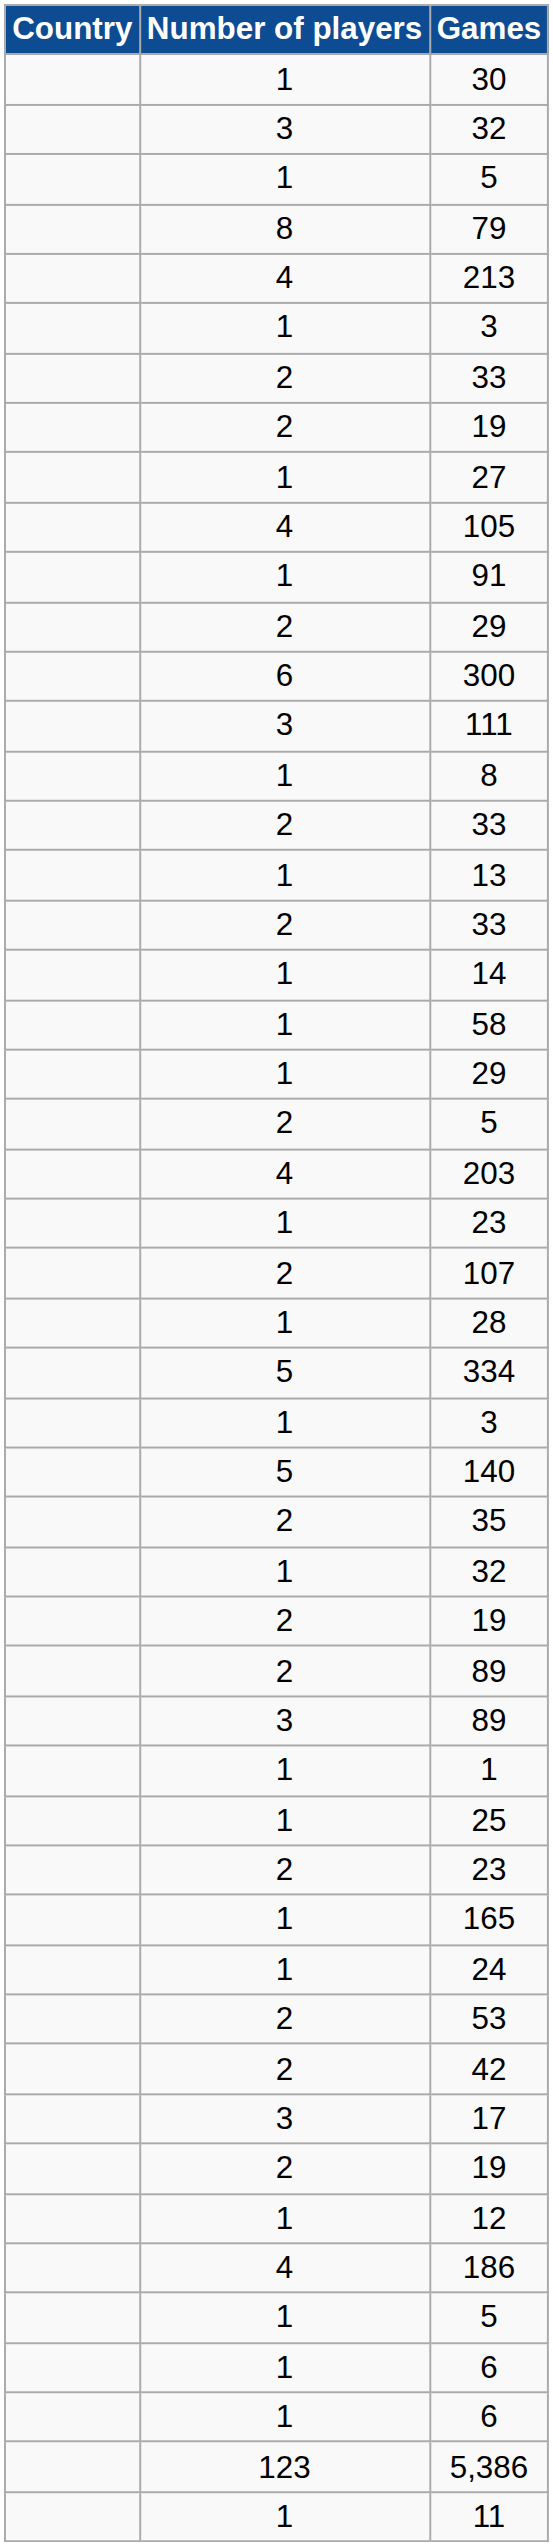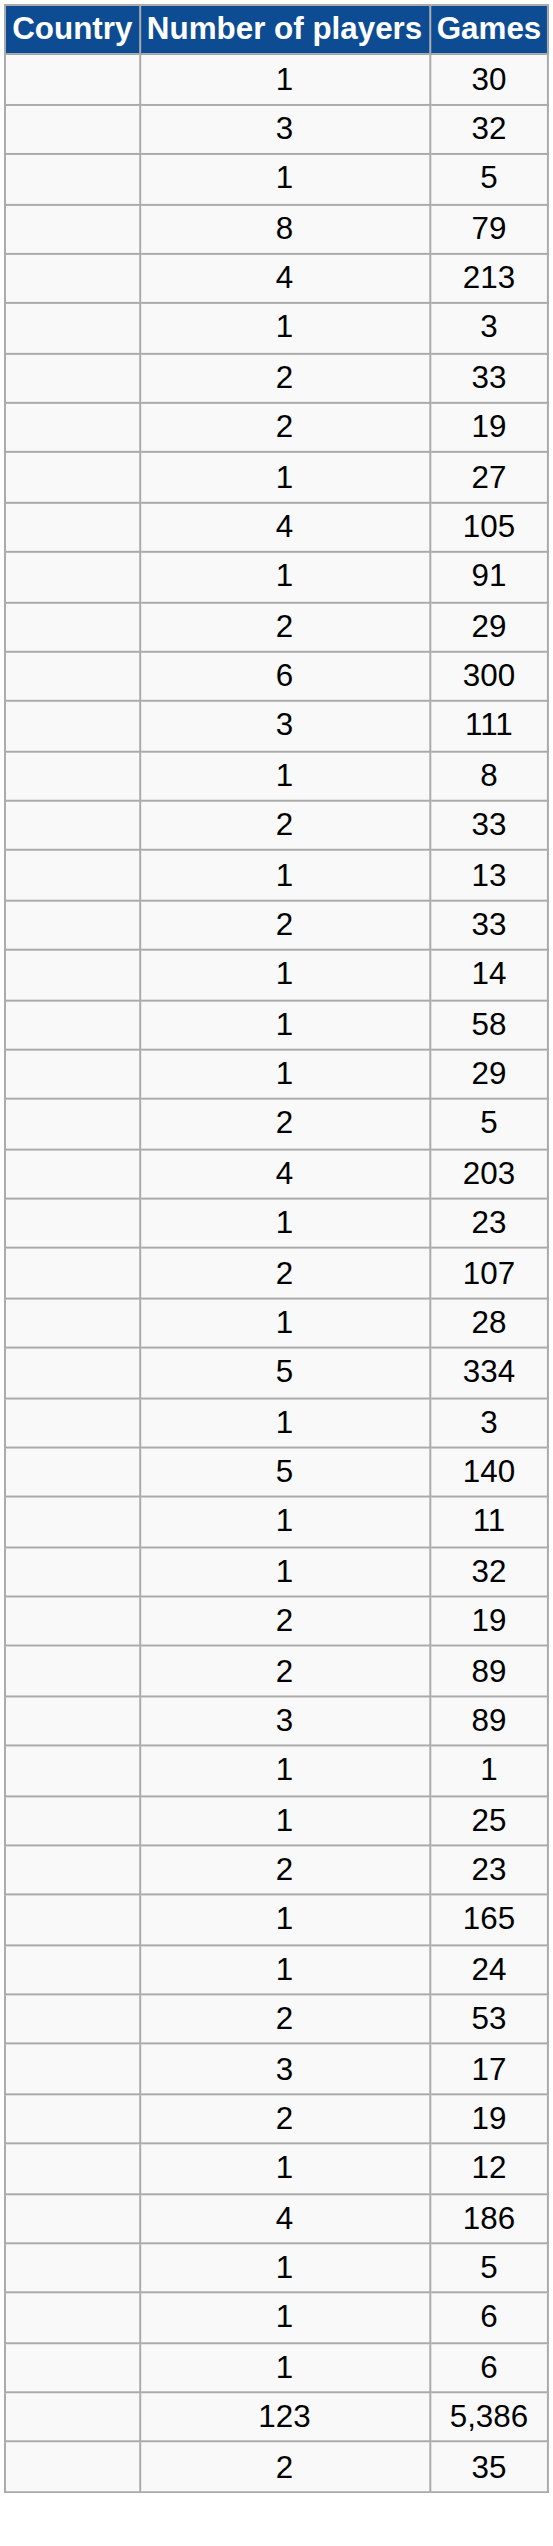rows swapped: (285, 2516) <-> (285, 1521)
- row: (285, 2068)
